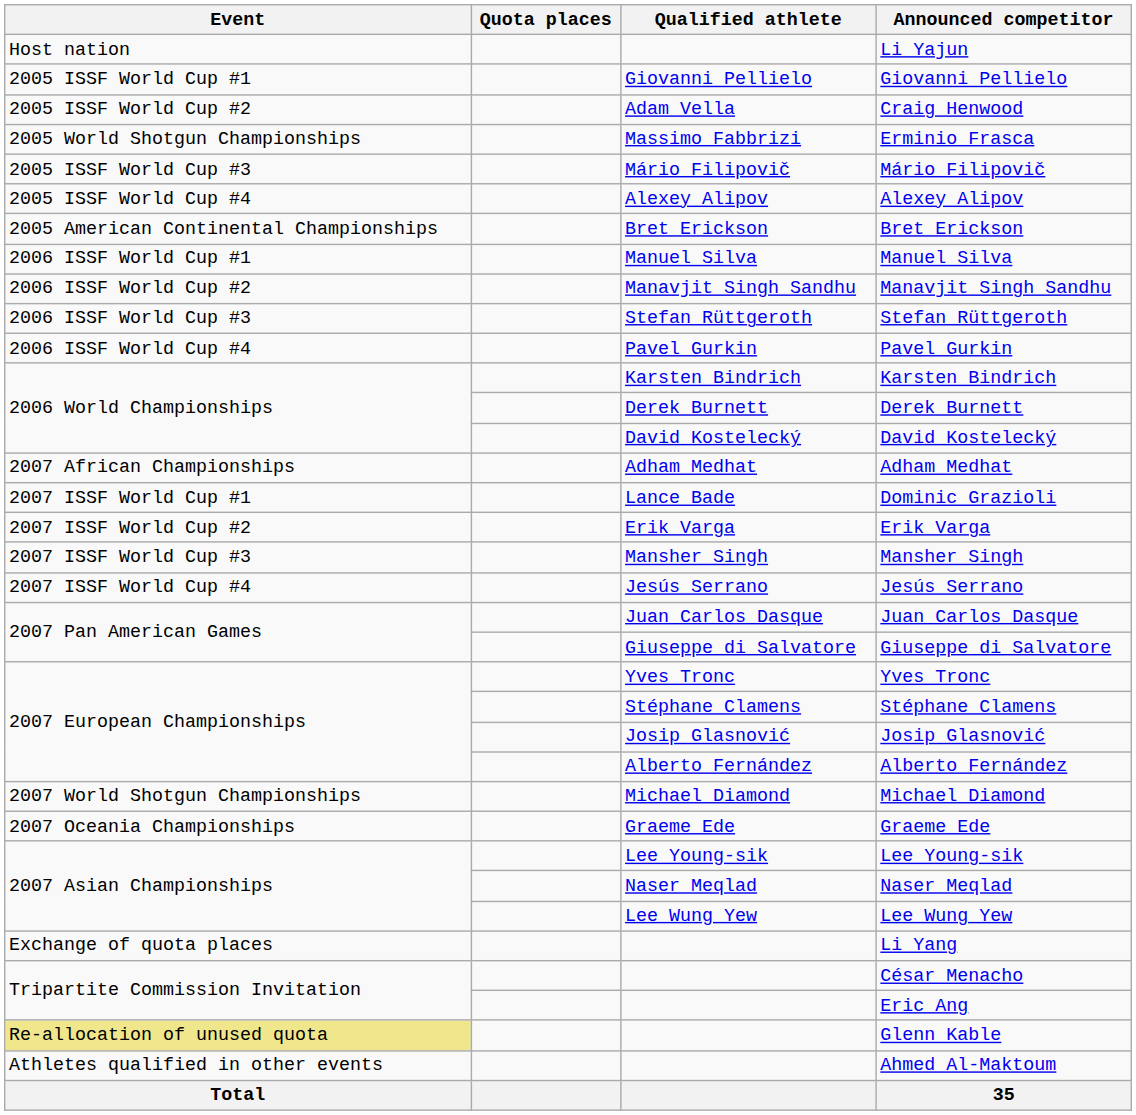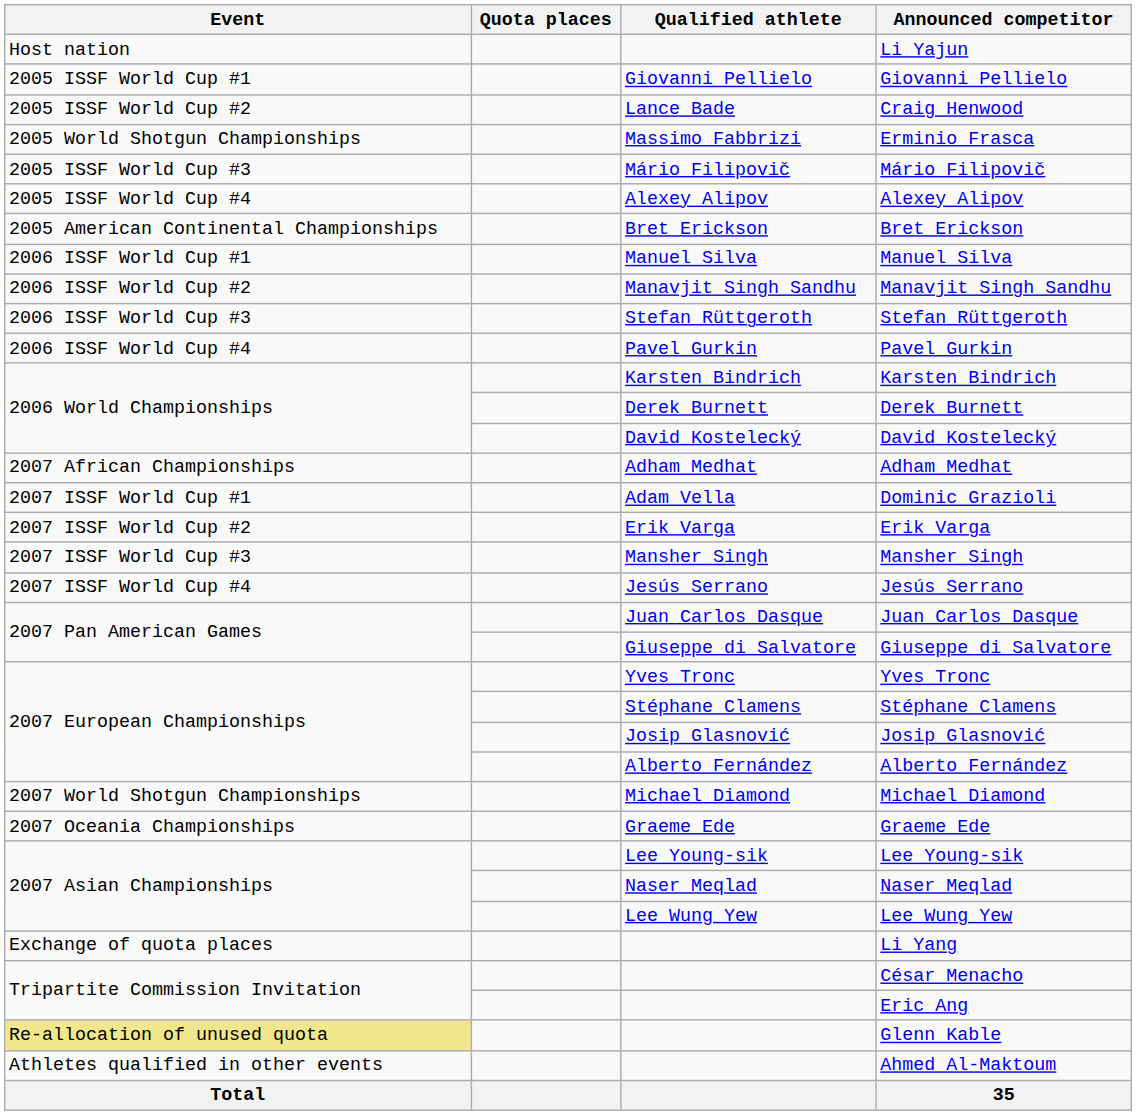(680, 109) Adam Vella -> (680, 109) Lance Bade
(680, 498) Lance Bade -> (680, 498) Adam Vella
